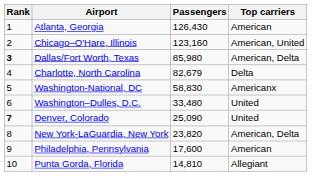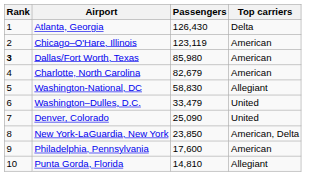(251, 27) American -> (242, 27) Delta
(190, 42) 123,160 -> (190, 42) 123,119
(268, 42) American, United -> (251, 42) American
(265, 58) American, Delta -> (251, 58) American
(242, 73) Delta -> (251, 73) American
(254, 88) Americanx -> (249, 88) Allegiant
(188, 103) 33,480 -> (188, 103) 33,479
(9, 118) bold -> (9, 118) normal
(188, 133) 23,820 -> (188, 133) 23,850
